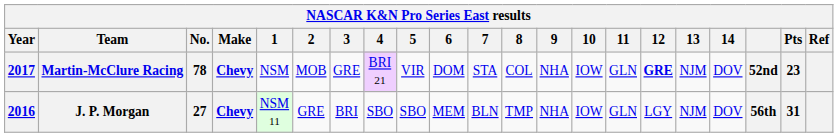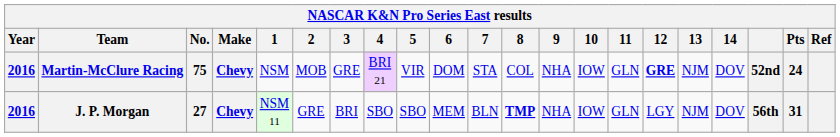(21, 71) 2017 -> (21, 71) 2016
(200, 71) 78 -> (200, 71) 75
(793, 71) 23 -> (796, 71) 24
(519, 112) normal -> (520, 112) bold
